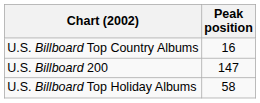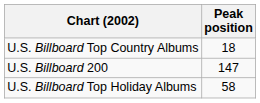(229, 48) 16 -> (229, 48) 18
